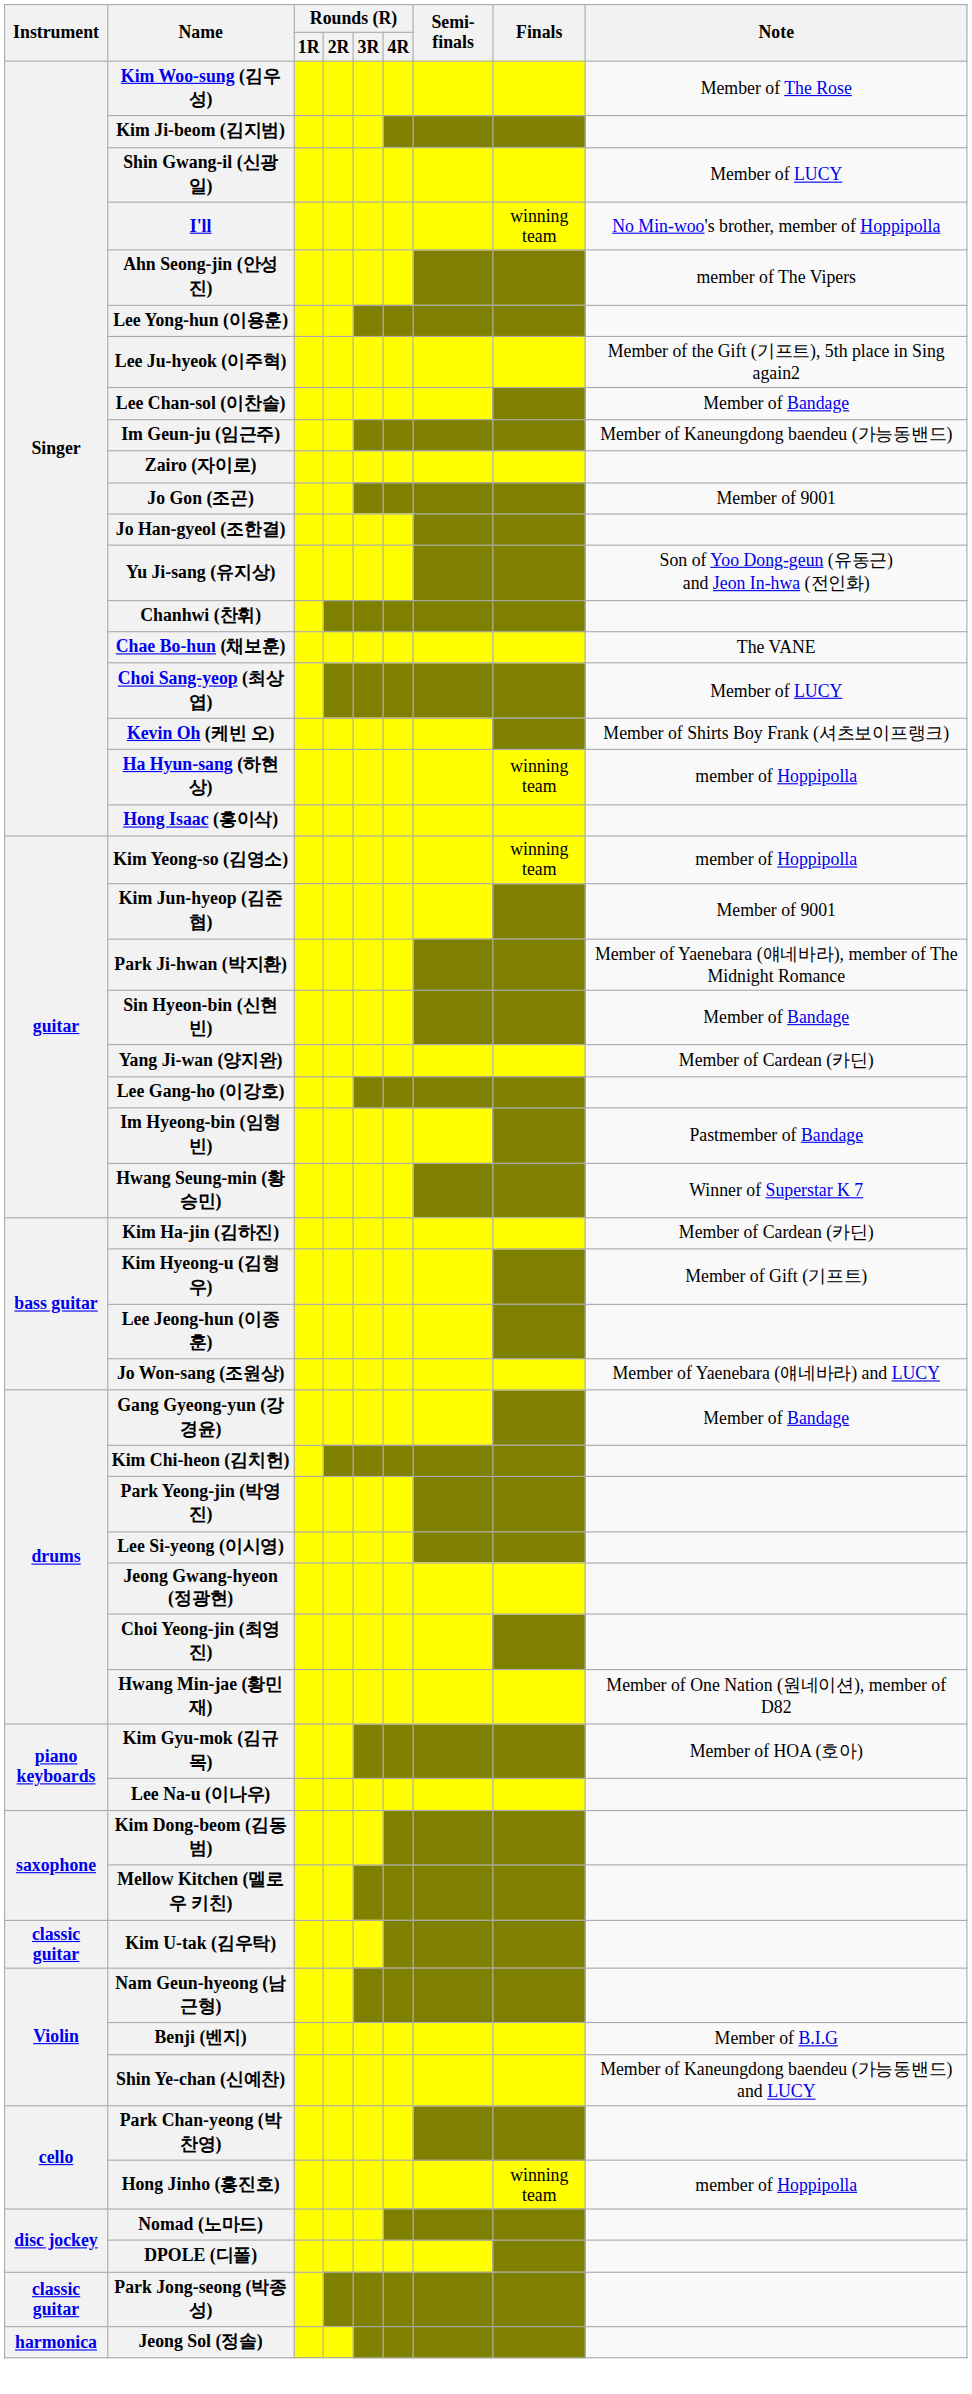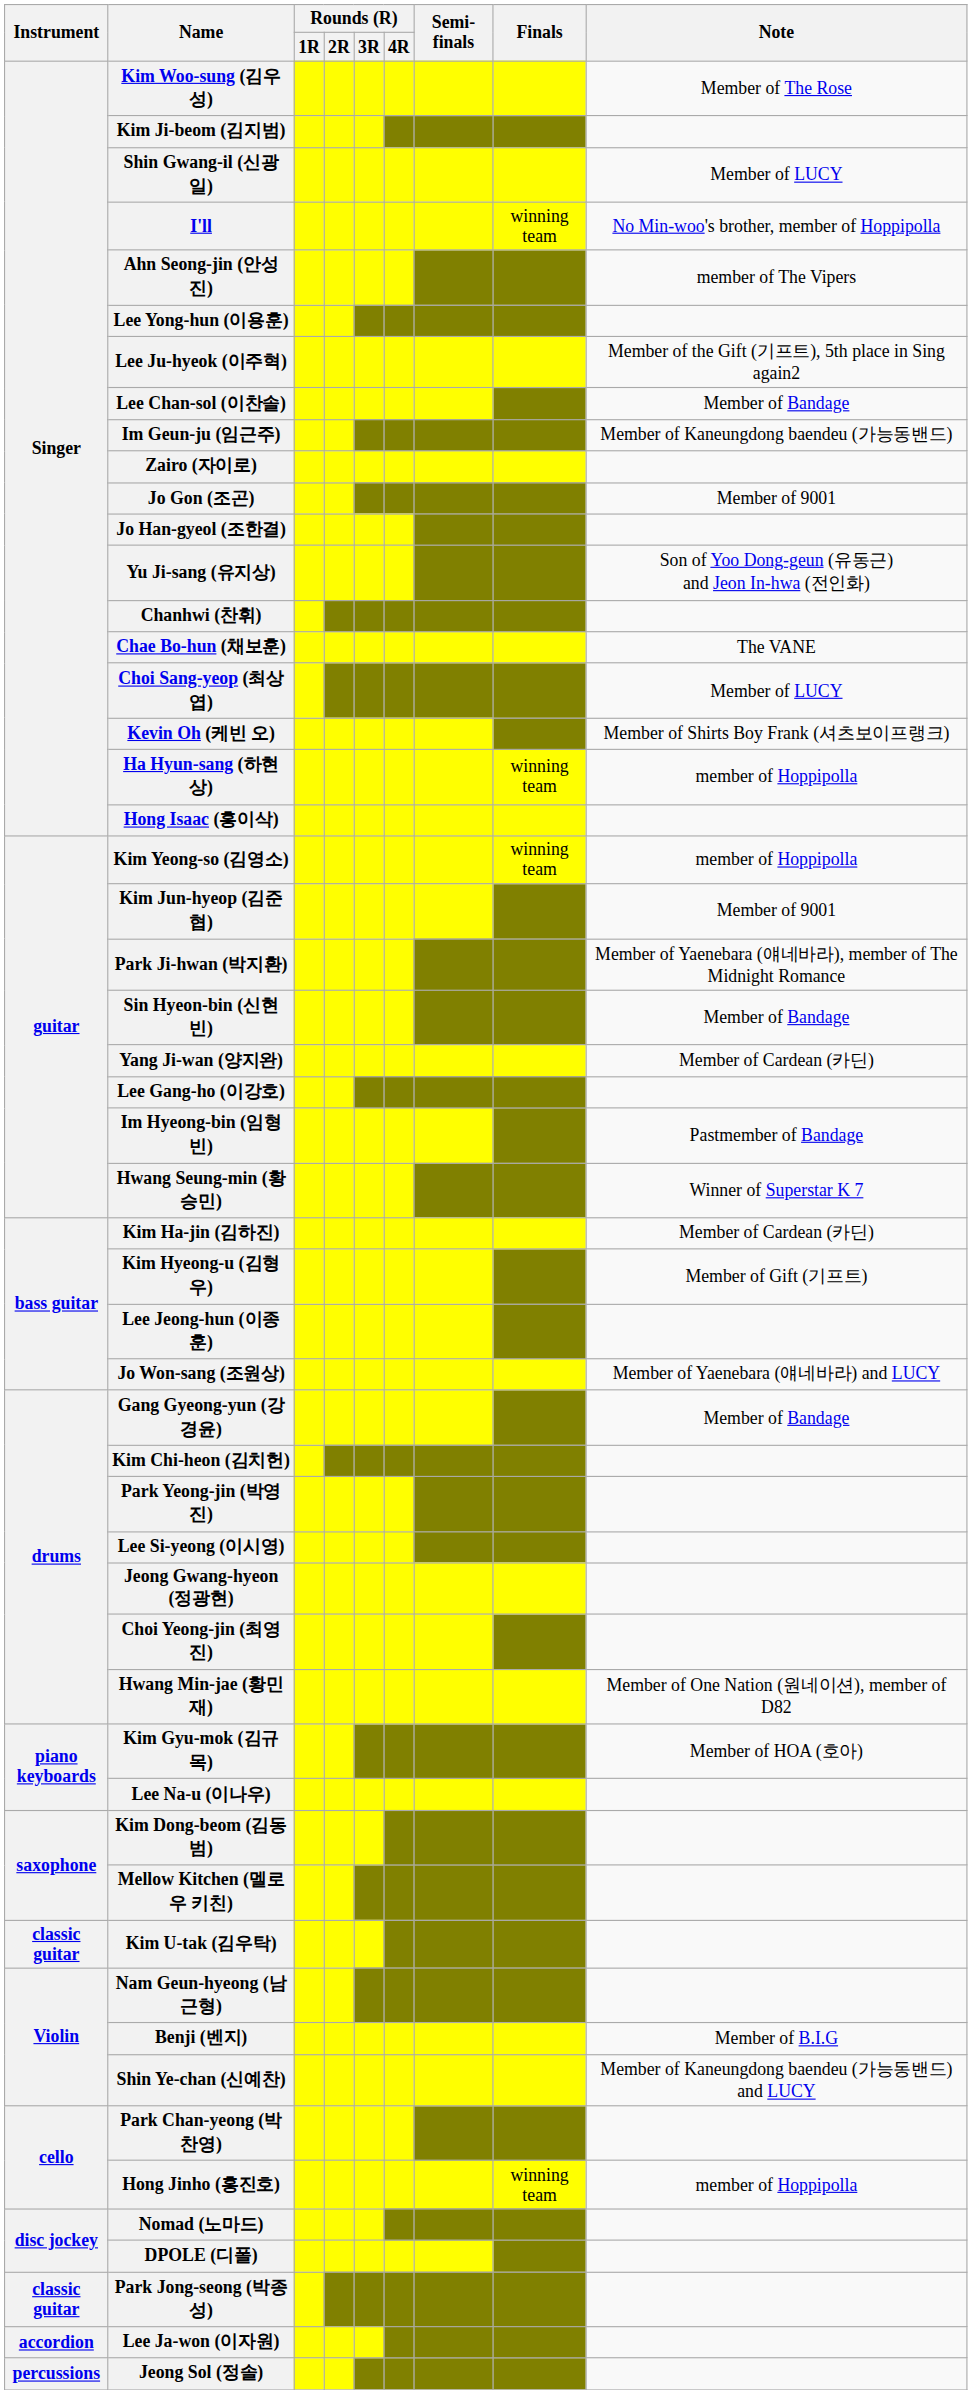+ row: (201, 2341)
(56, 2342) harmonica -> (56, 2373) percussions
